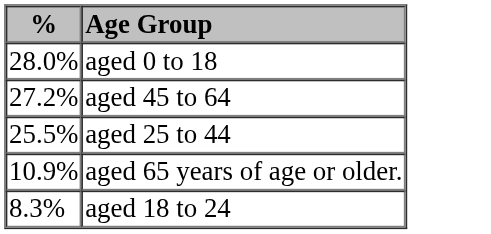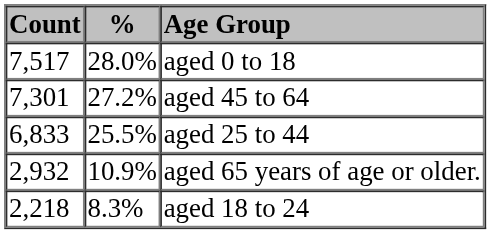+ column: (45, 23)
